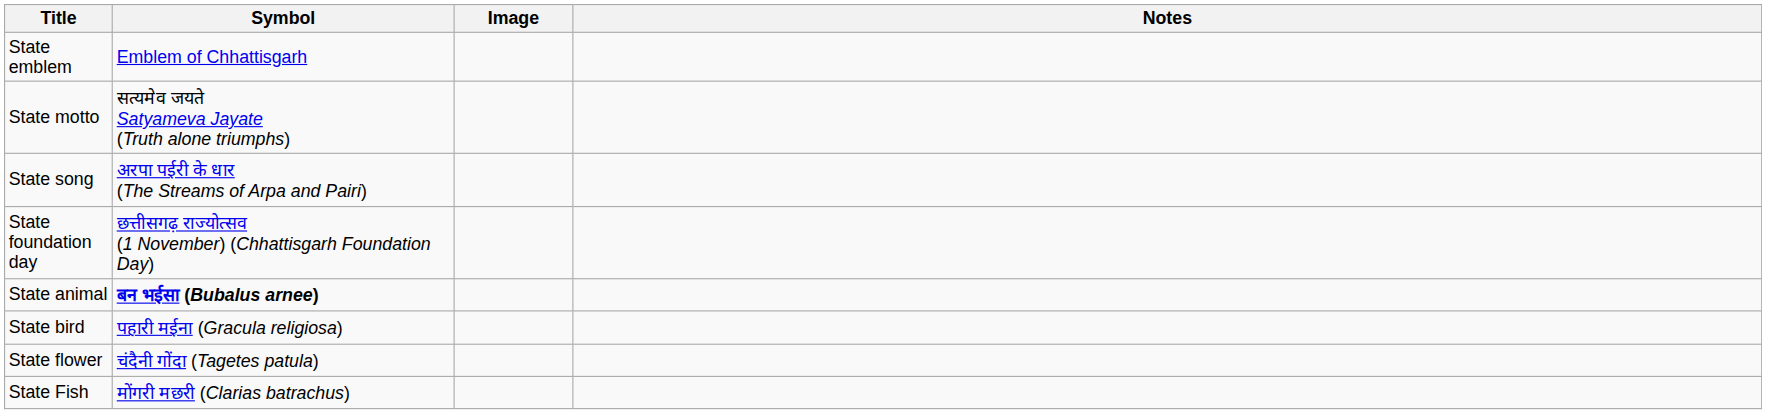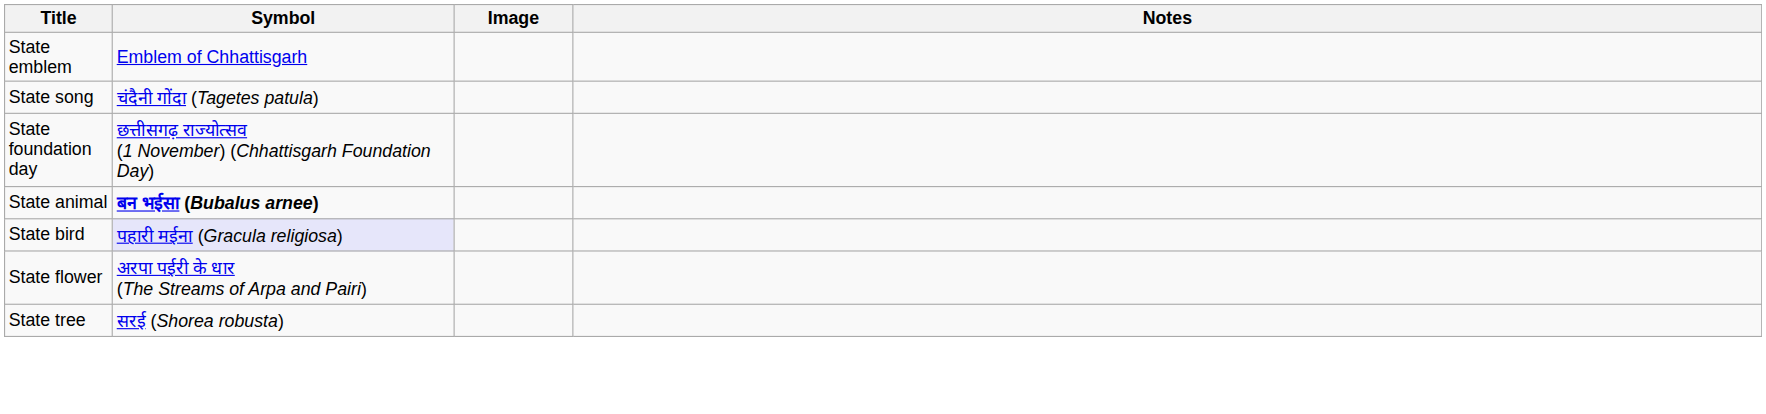- row: (54, 117)
(242, 181) अरपा पईरी के धार (The Streams of Arpa and Pairi) -> (218, 98) चंदैनी गोंदा (Tagetes patula)
(230, 328) no background -> (230, 236) lavender background
(218, 361) चंदैनी गोंदा (Tagetes patula) -> (242, 279) अरपा पईरी के धार (The Streams of Arpa and Pairi)
+ row: (47, 320)
- row: (49, 392)
